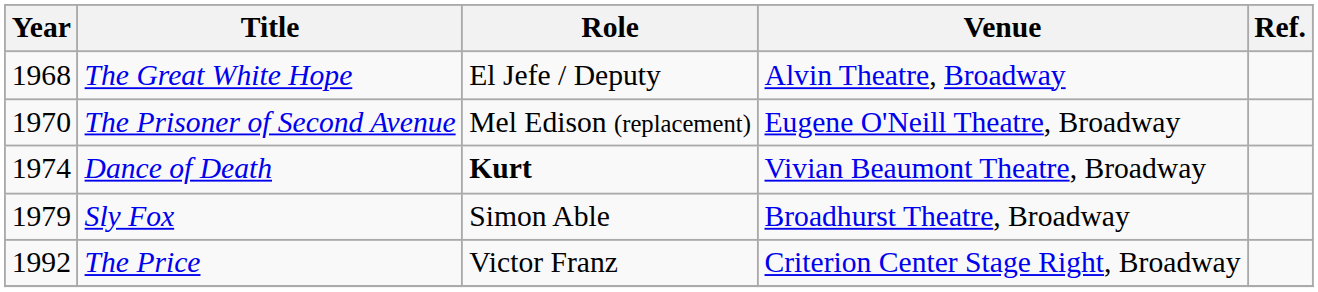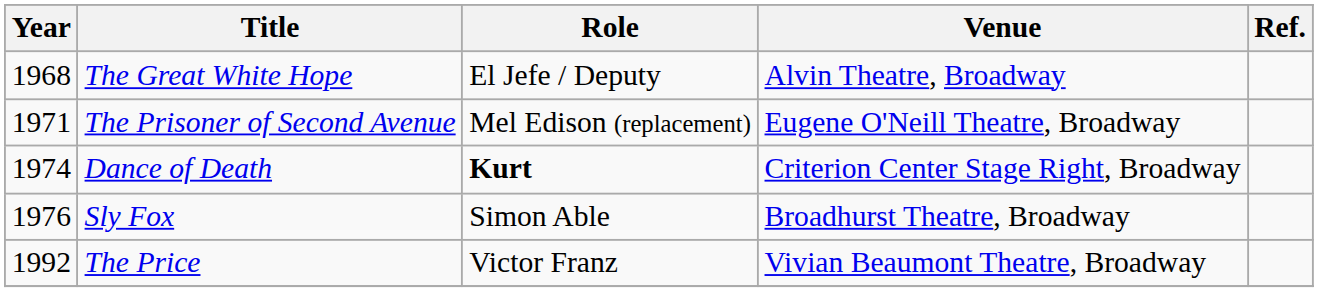(41, 121) 1970 -> (41, 121) 1971
(985, 168) Vivian Beaumont Theatre, Broadway -> (1003, 168) Criterion Center Stage Right, Broadway
(41, 215) 1979 -> (41, 215) 1976
(1003, 262) Criterion Center Stage Right, Broadway -> (985, 262) Vivian Beaumont Theatre, Broadway
